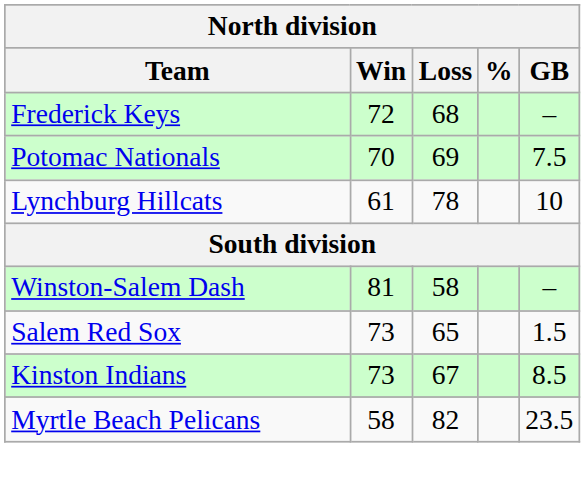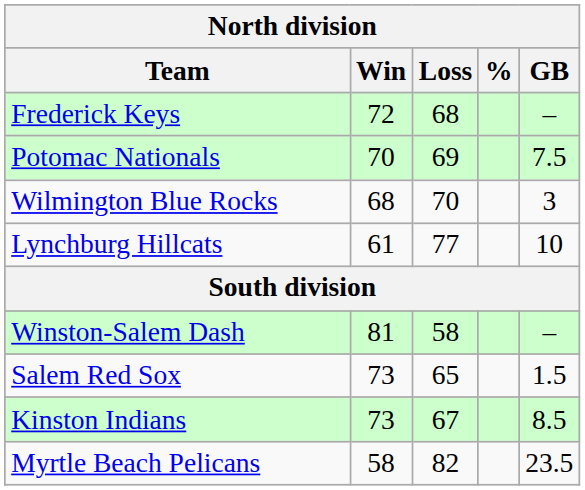+ row: (144, 200)
(446, 200) 78 -> (446, 244) 77
